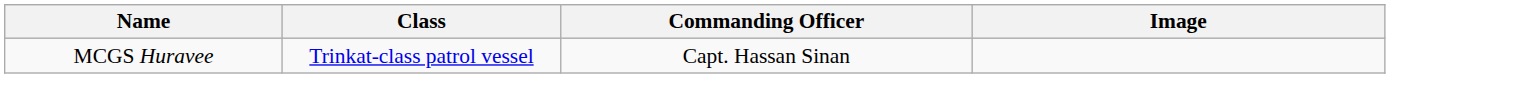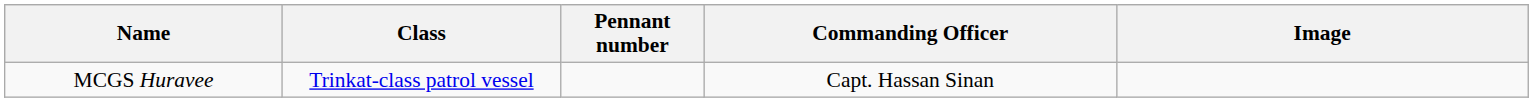+ column: (632, 33)
